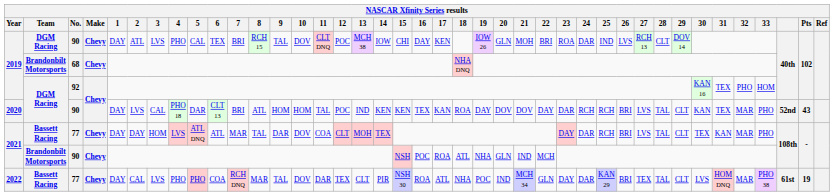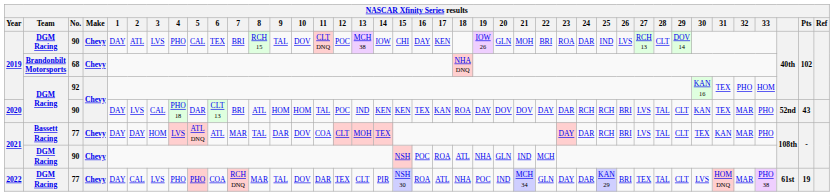(46, 157) Brandonbilt Motorsports -> (46, 157) DGM Racing
(46, 179) Bassett Racing -> (46, 179) DGM Racing
